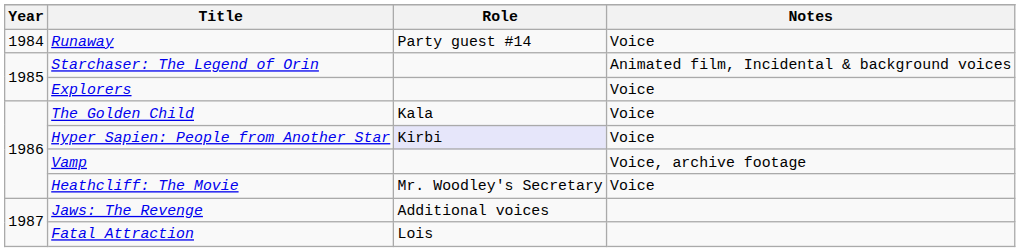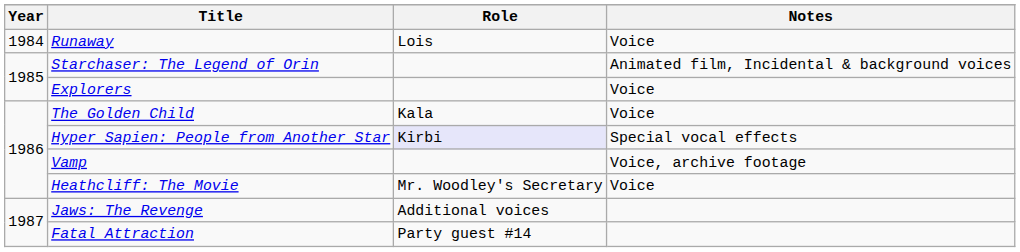(464, 41) Party guest #14 -> (415, 41) Lois
(632, 138) Voice -> (704, 138) Special vocal effects
(415, 234) Lois -> (464, 234) Party guest #14
